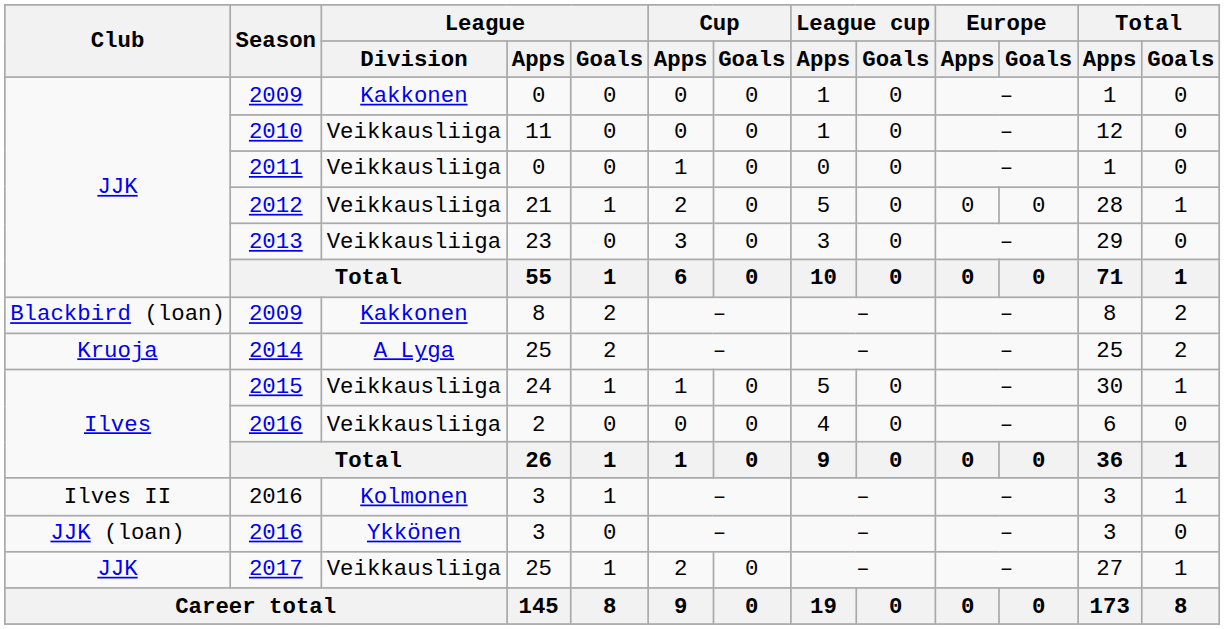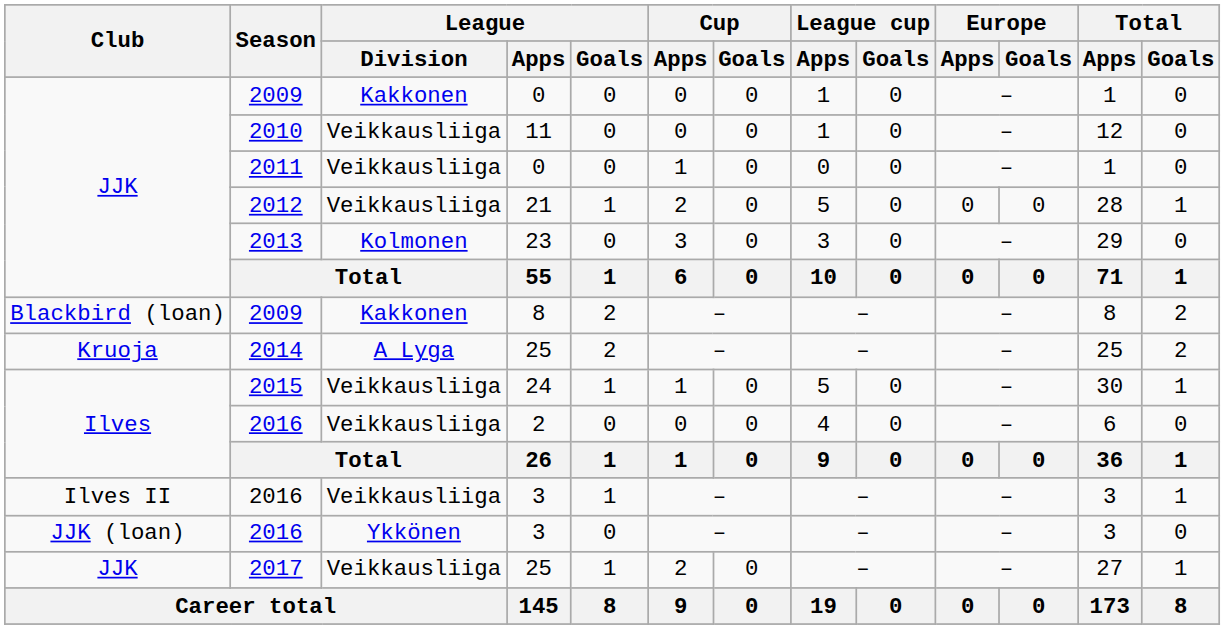(414, 242) Veikkausliiga -> (414, 242) Kolmonen
(414, 497) Kolmonen -> (414, 497) Veikkausliiga
